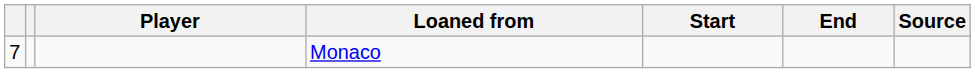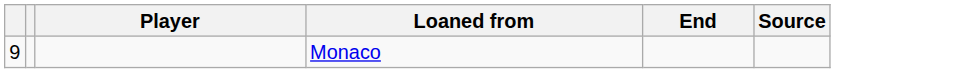- column: (712, 21)
(15, 52) 7 -> (15, 52) 9
